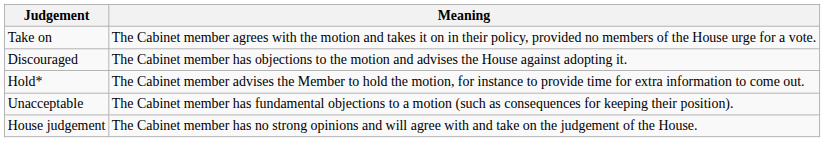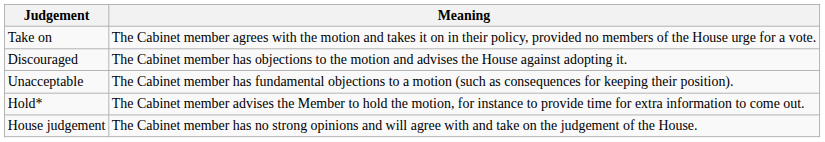rows swapped: (46, 103) <-> (25, 81)
